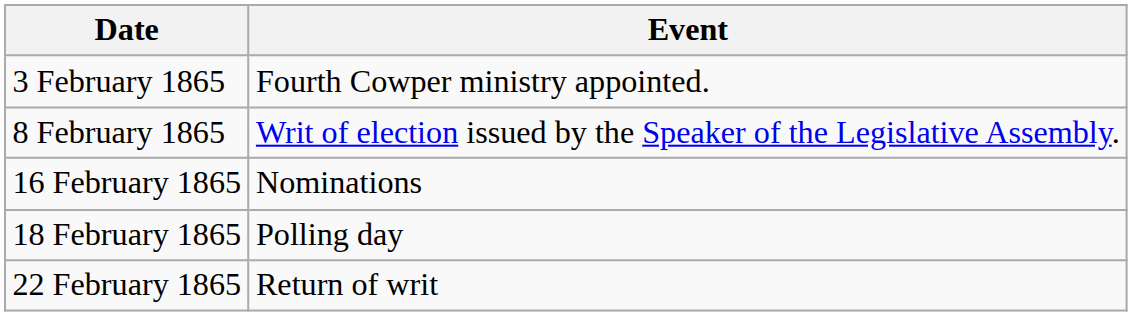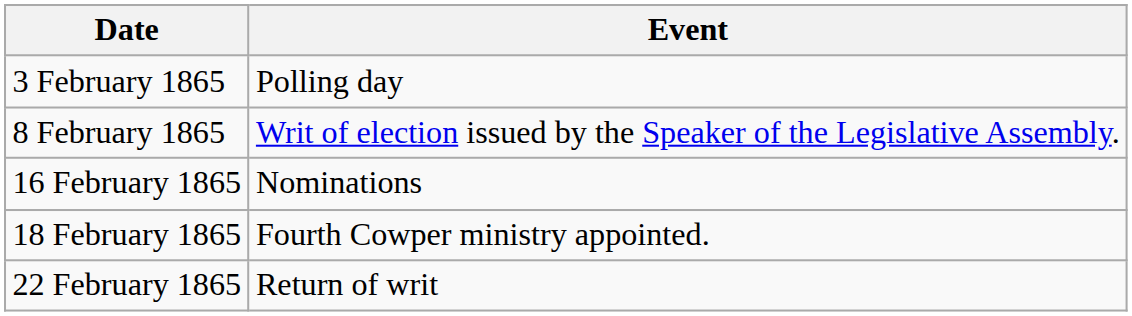(483, 81) Fourth Cowper ministry appointed. -> (330, 81) Polling day
(330, 234) Polling day -> (483, 234) Fourth Cowper ministry appointed.
